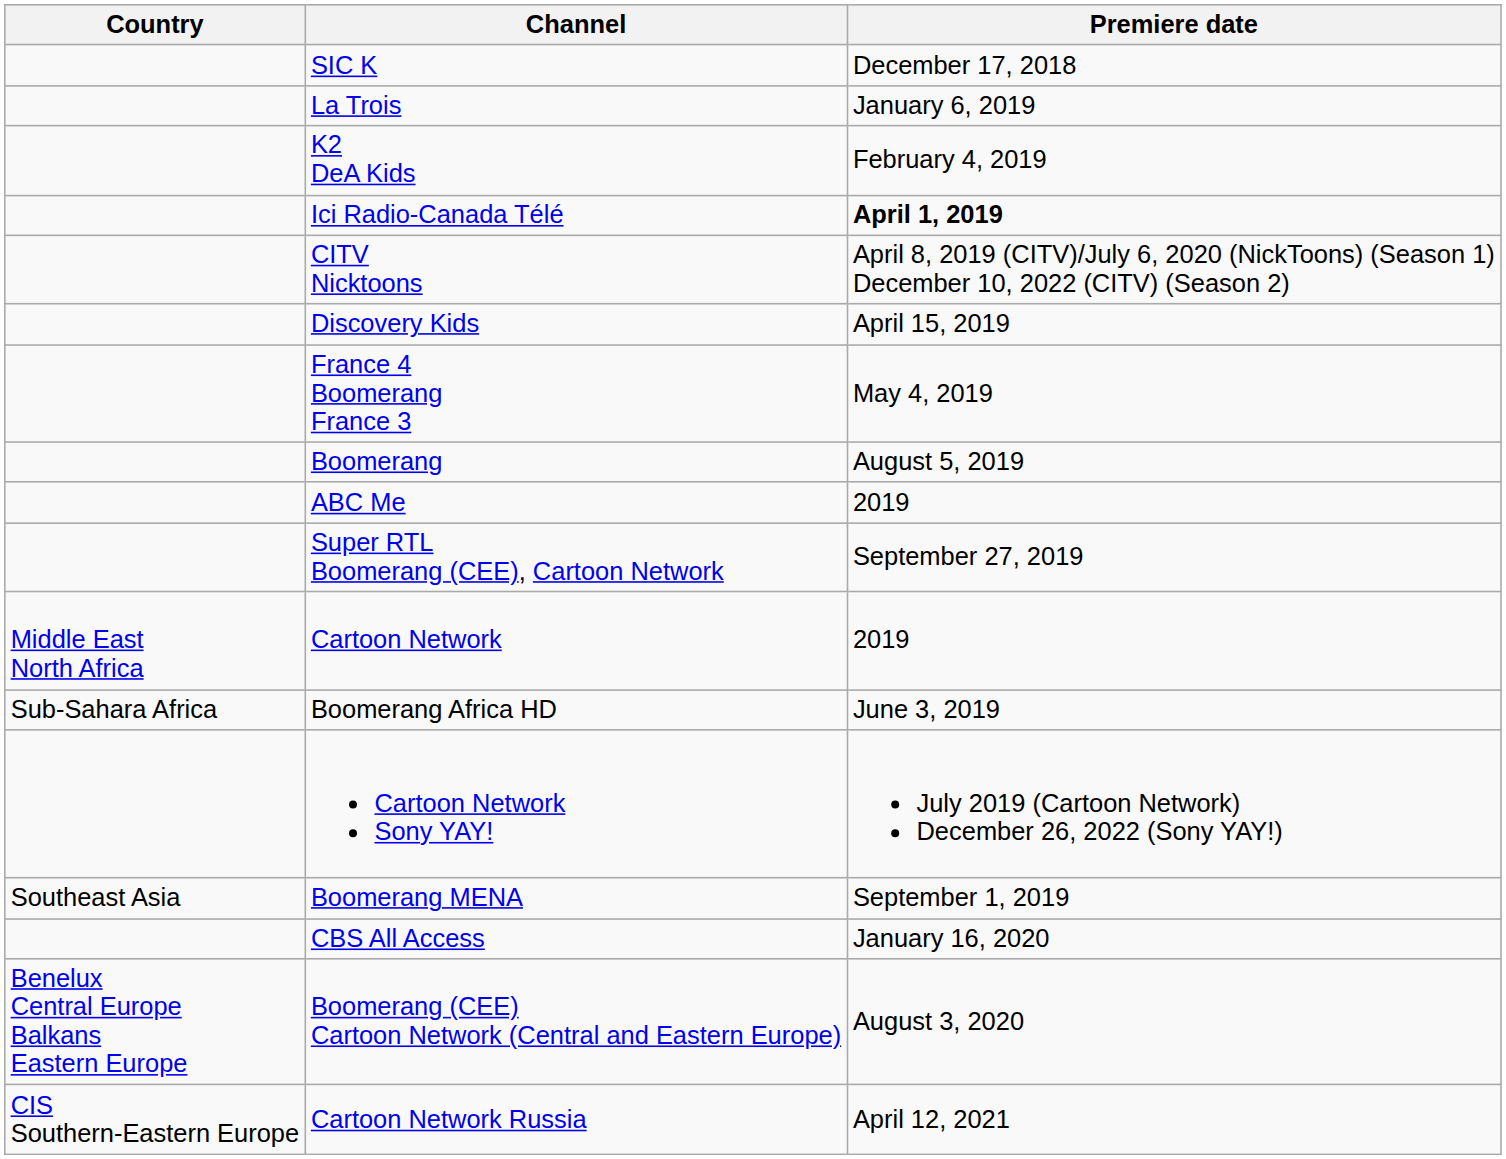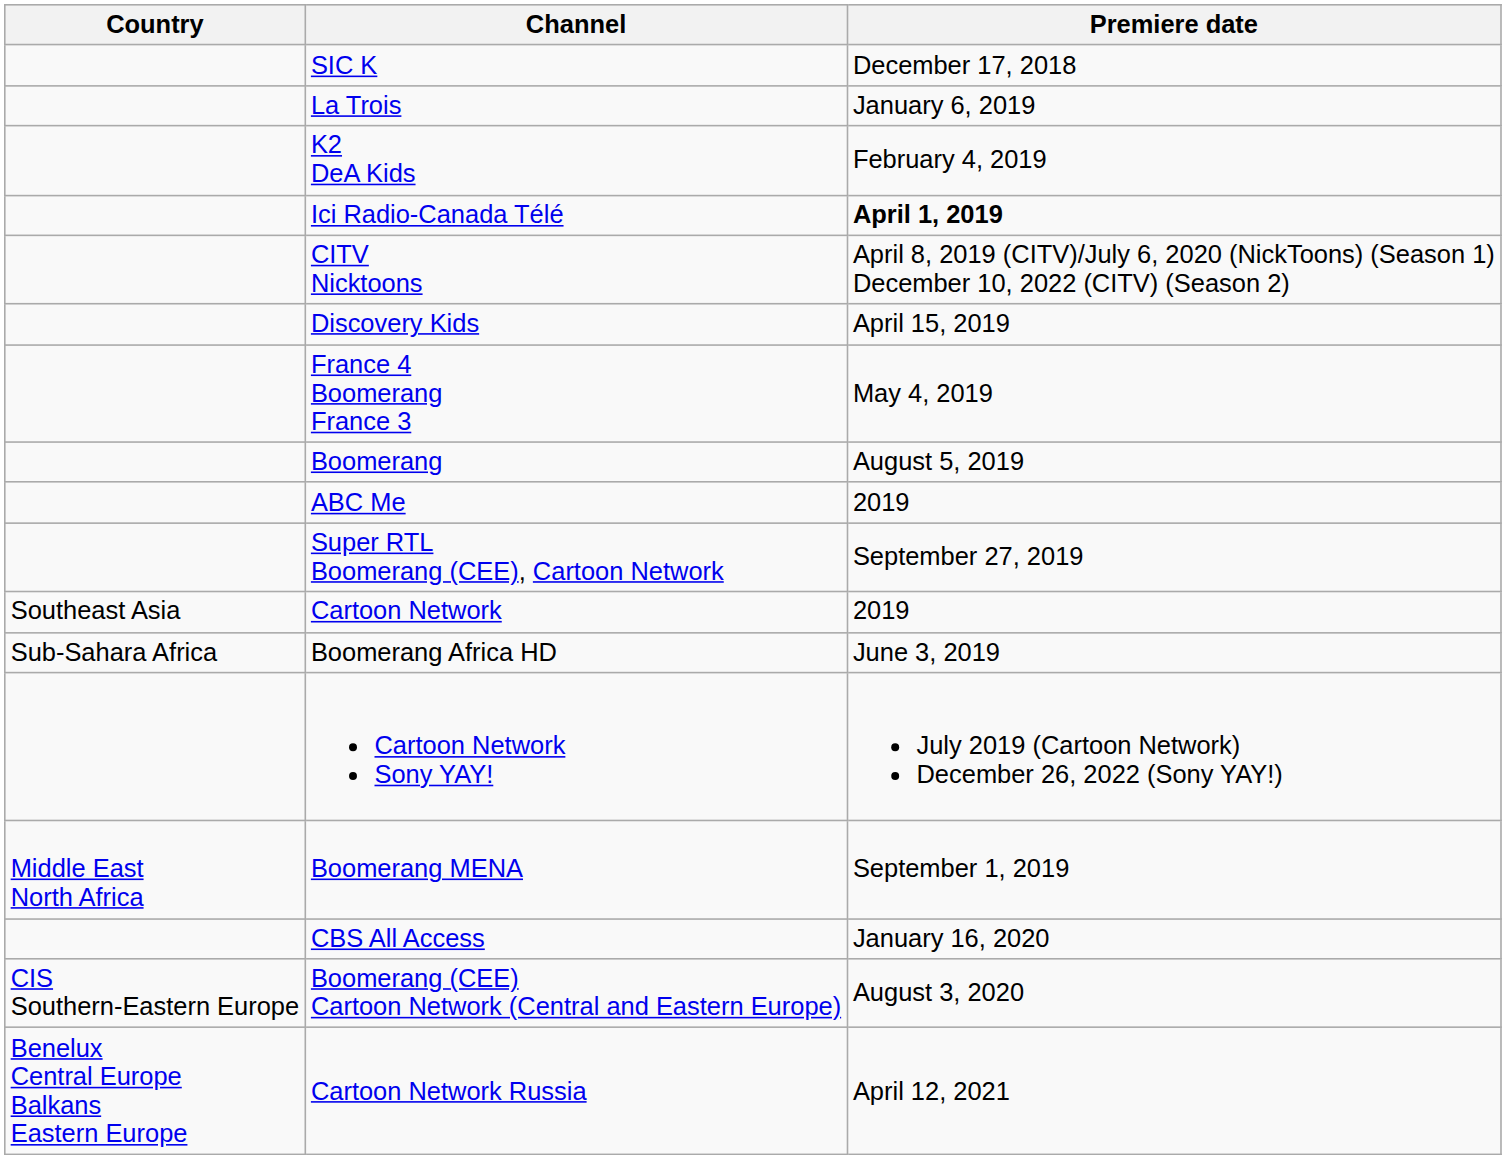(77, 654) Middle East North Africa -> (96, 611) Southeast Asia
(96, 897) Southeast Asia -> (77, 883) Middle East North Africa
(99, 1021) Benelux Central Europe Balkans Eastern Europe -> (155, 992) CIS Southern-Eastern Europe
(155, 1119) CIS Southern-Eastern Europe -> (99, 1090) Benelux Central Europe Balkans Eastern Europe
